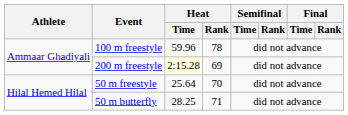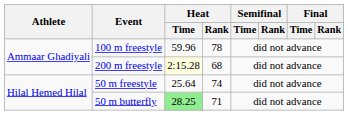(217, 66) 69 -> (217, 66) 68
(217, 84) 70 -> (217, 84) 74
(184, 101) no background -> (184, 101) lightgreen background
